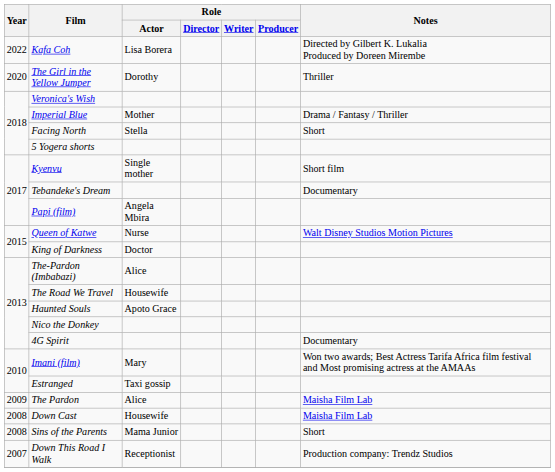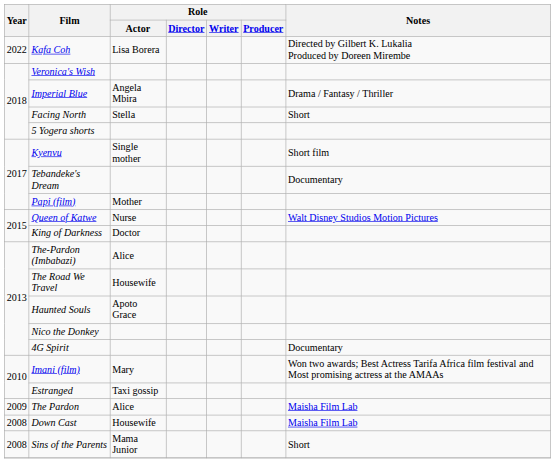- row: (61, 77)
(139, 115) Mother -> (127, 93) Angela Mbira
(139, 212) Angela Mbira -> (127, 201) Mother
- row: (68, 453)
